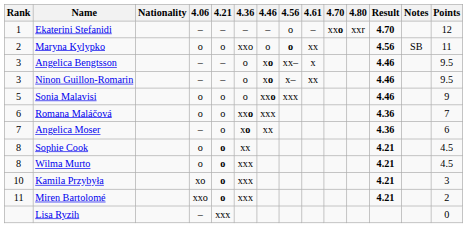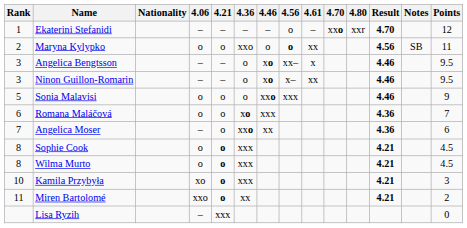(245, 113) xxo -> (245, 113) xo
(245, 130) xo -> (245, 130) xxo
(245, 147) xx -> (245, 147) xxx
(245, 197) xxx -> (245, 197) xx
